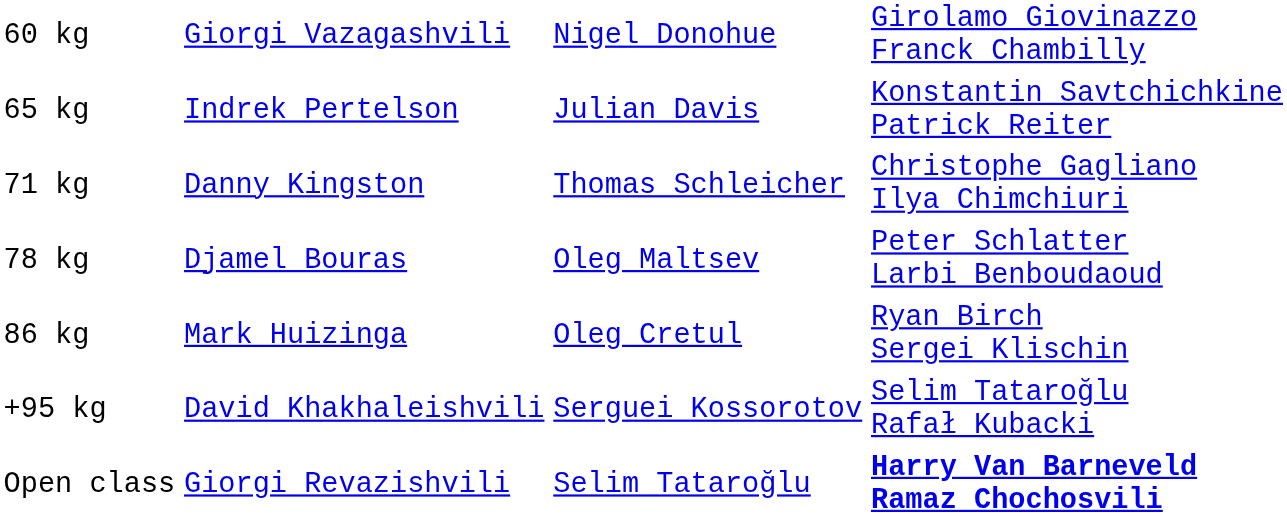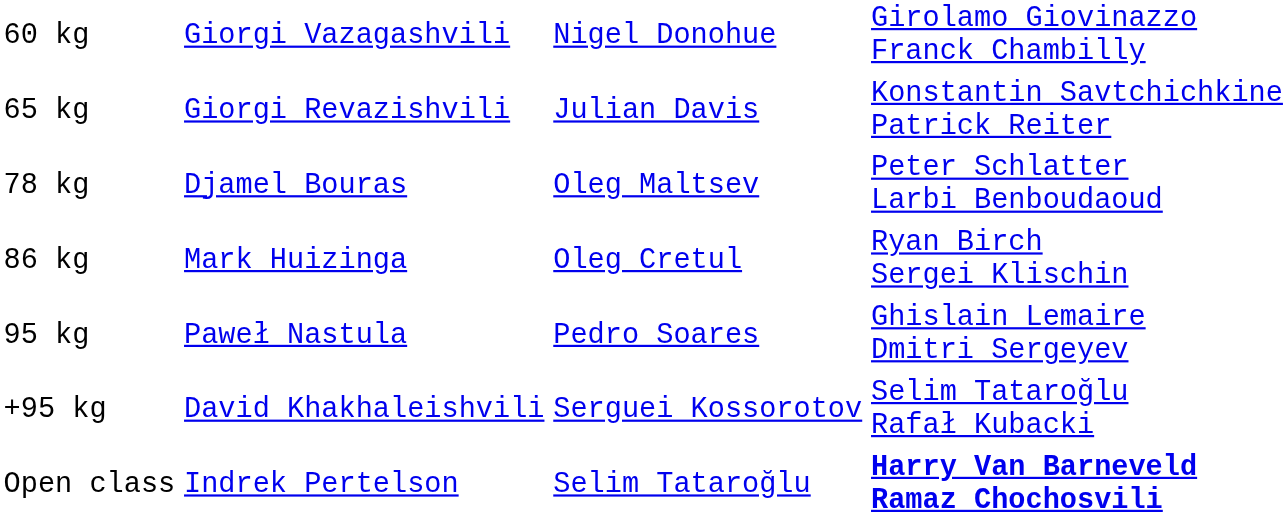(321, 109) Indrek Pertelson -> (347, 109) Giorgi Revazishvili
- row: (47, 184)
+ row: (47, 334)
(347, 483) Giorgi Revazishvili -> (321, 483) Indrek Pertelson
